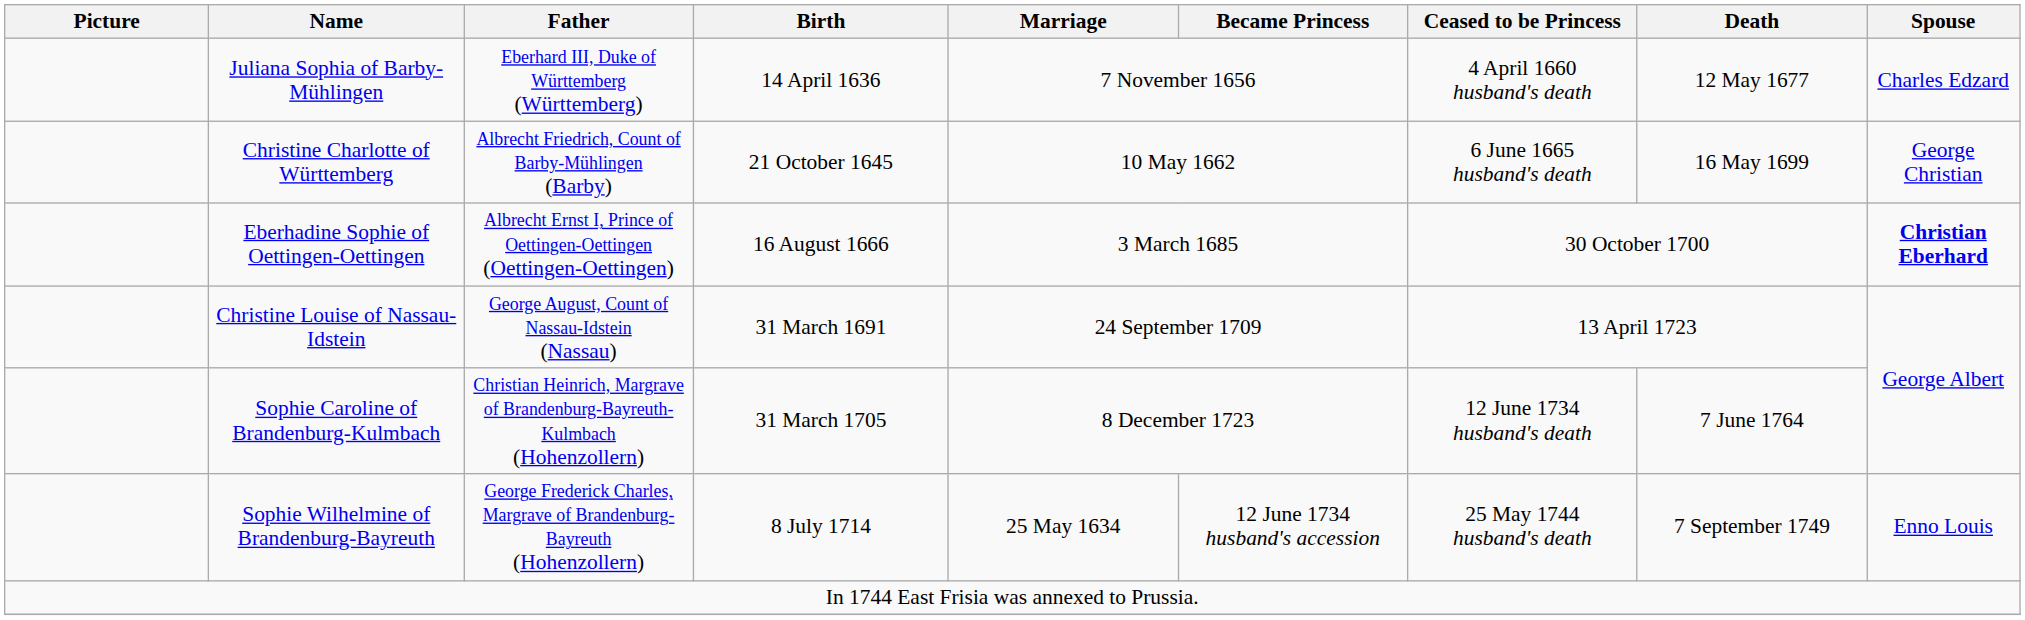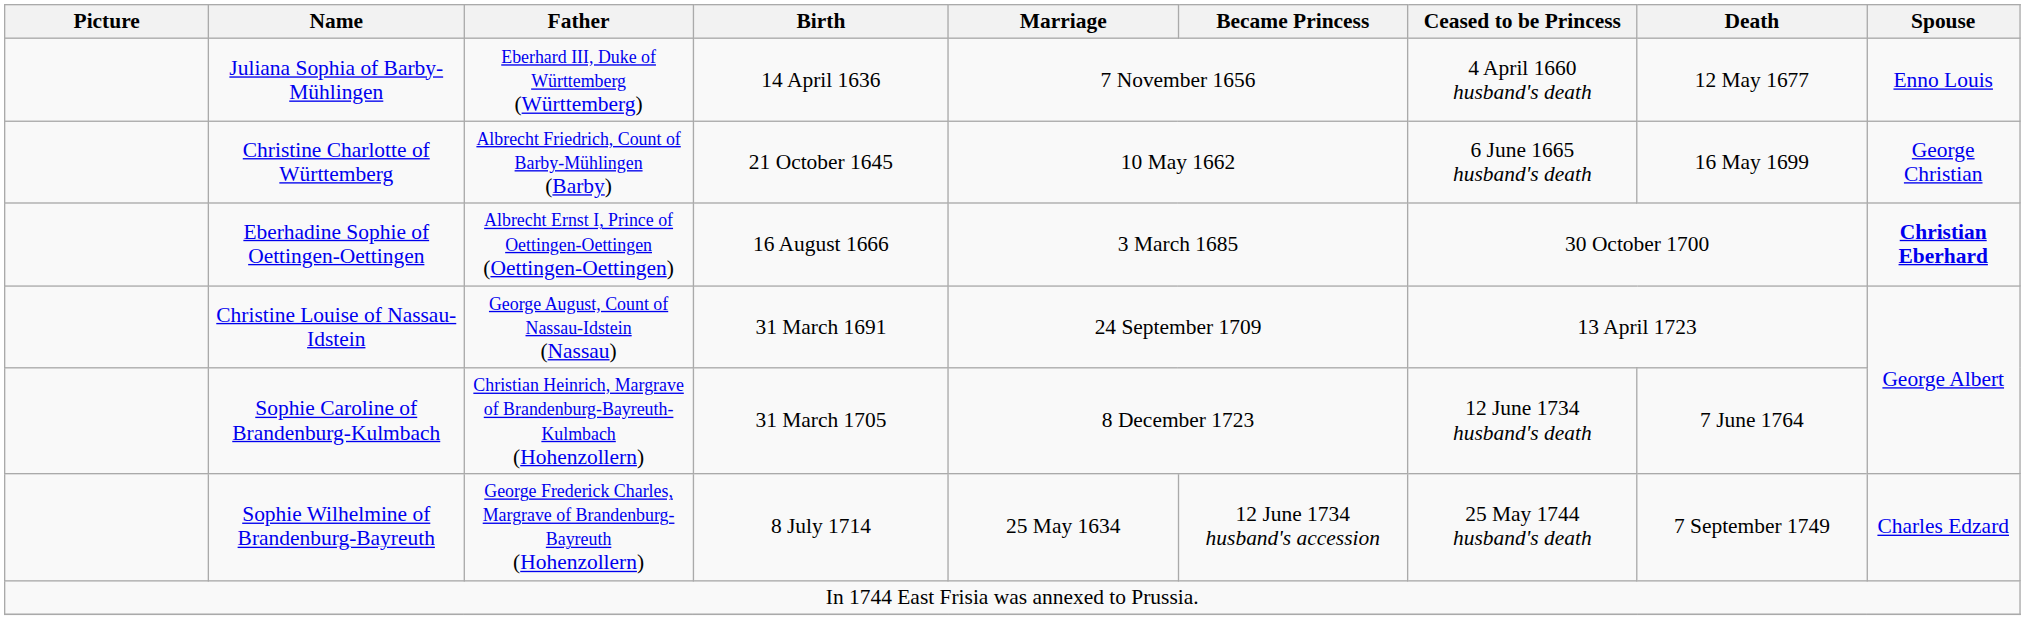(1943, 79) Charles Edzard -> (1943, 79) Enno Louis
(1943, 527) Enno Louis -> (1943, 527) Charles Edzard
